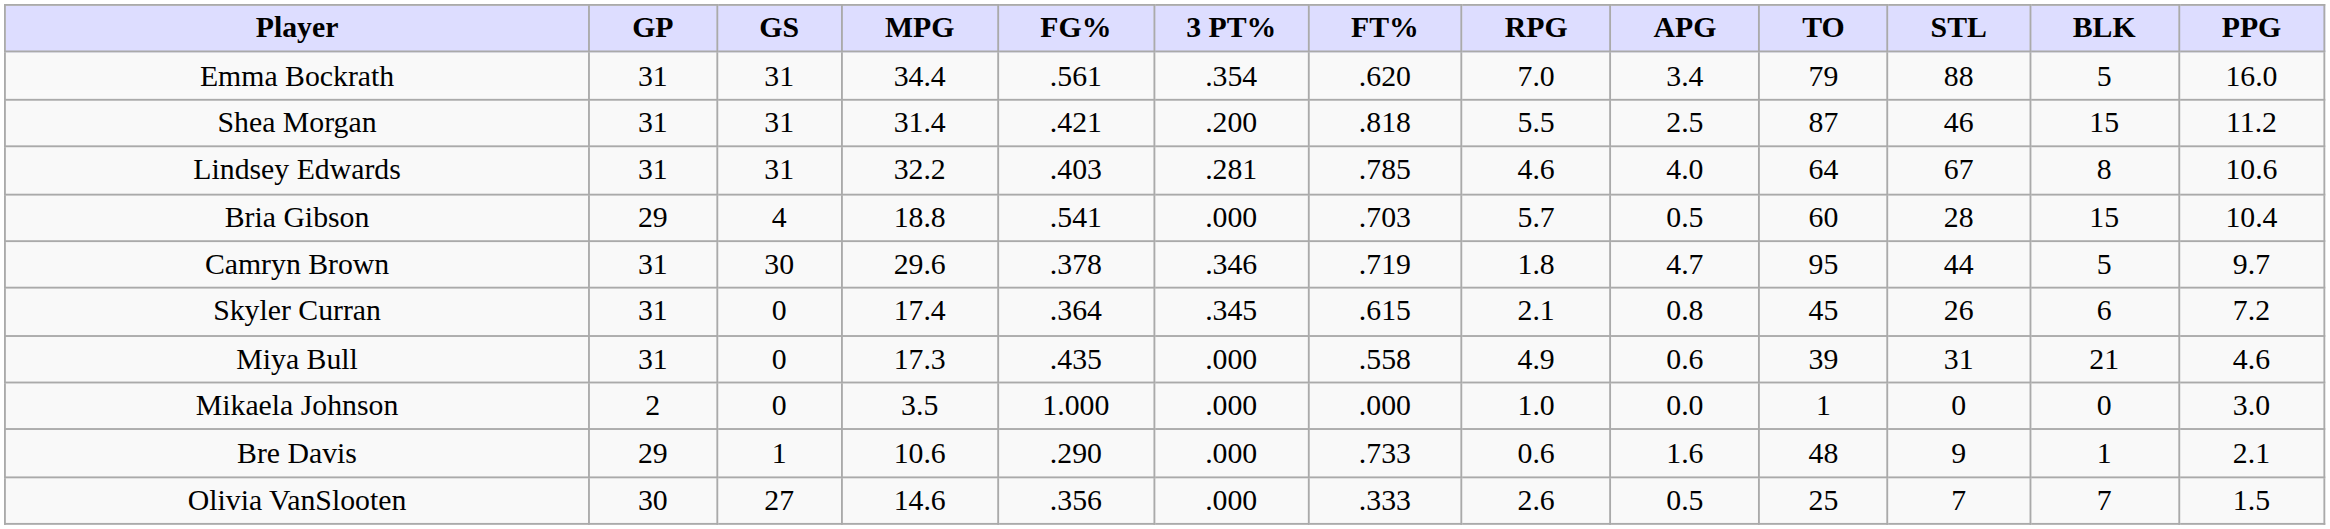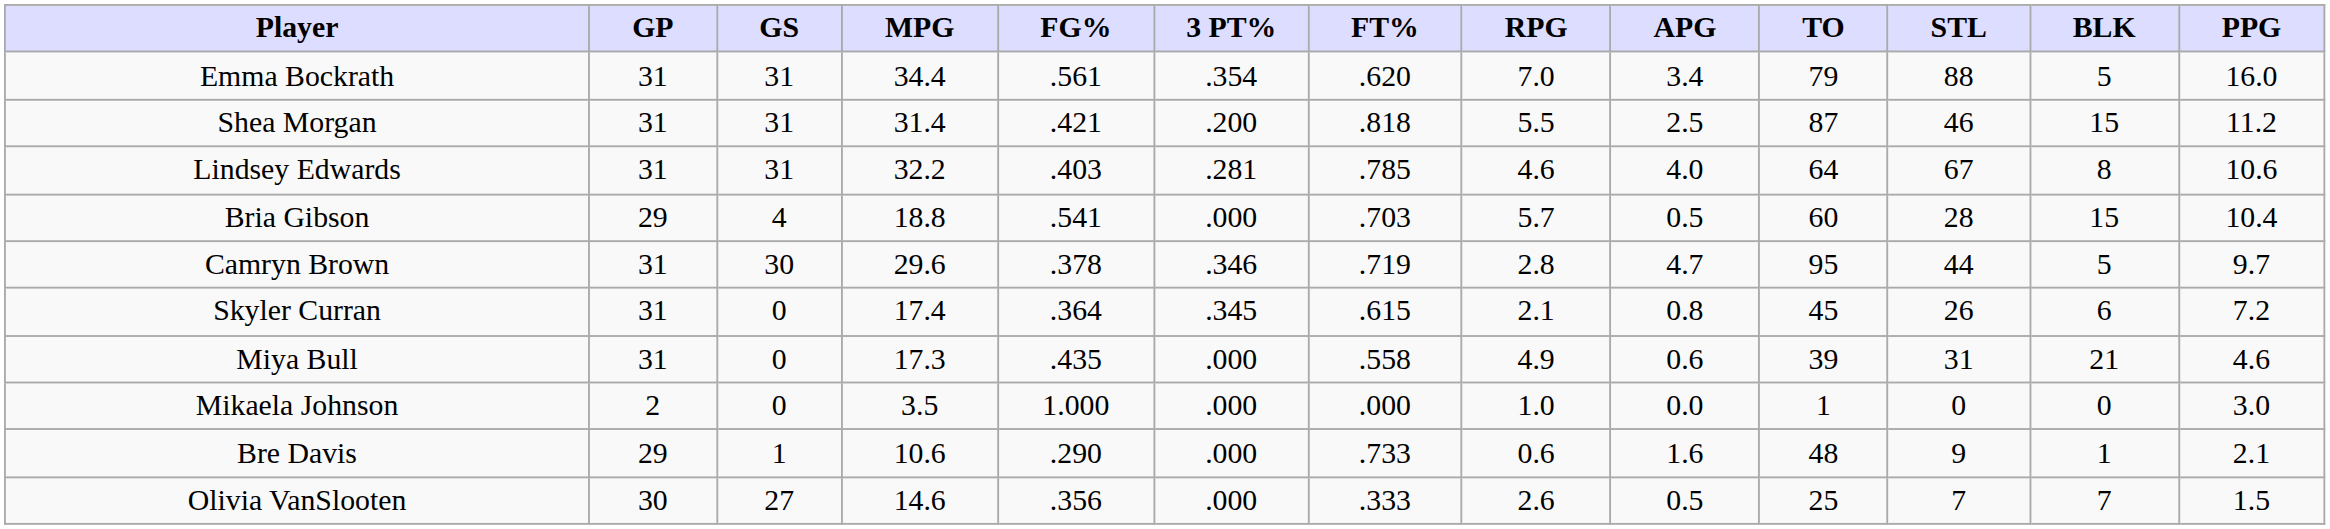(1536, 264) 1.8 -> (1536, 264) 2.8
